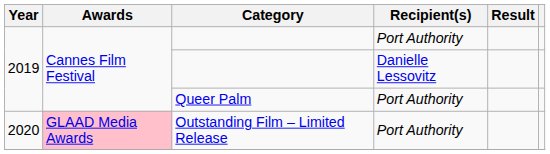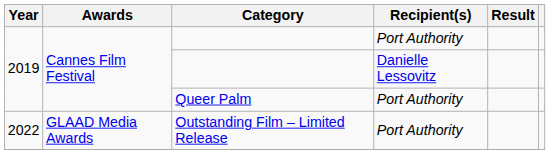(24, 130) 2020 -> (24, 130) 2022
(91, 130) pink background -> (91, 130) no background
